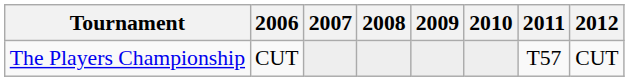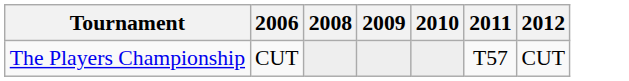- column: (330, 22)
